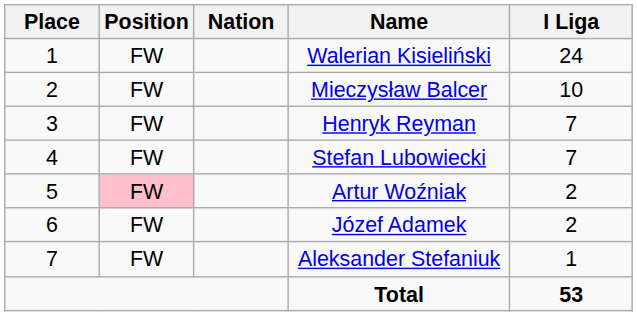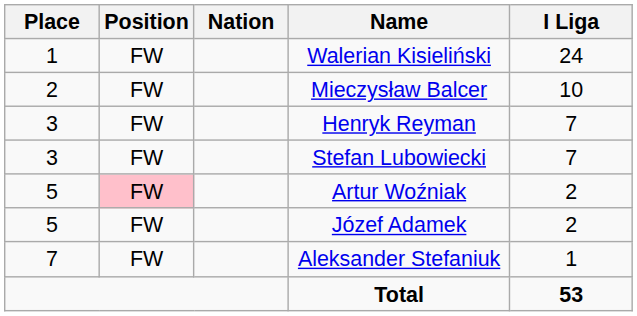(52, 158) 4 -> (52, 158) 3
(52, 225) 6 -> (52, 225) 5
